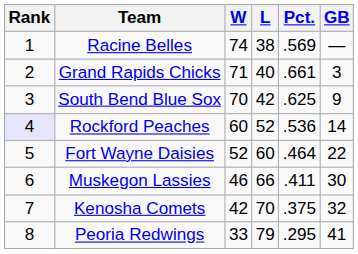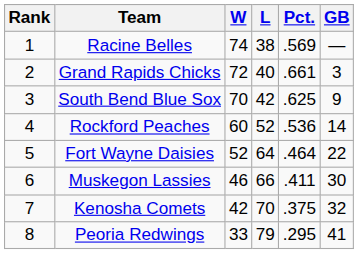(238, 72) 71 -> (238, 72) 72
(29, 126) lavender background -> (29, 126) no background
(265, 153) 60 -> (265, 153) 64
